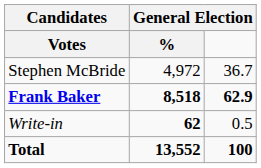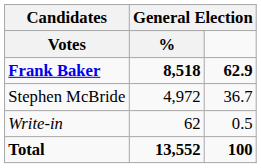rows swapped: (54, 96) <-> (67, 70)
(192, 123) bold -> (192, 123) normal
